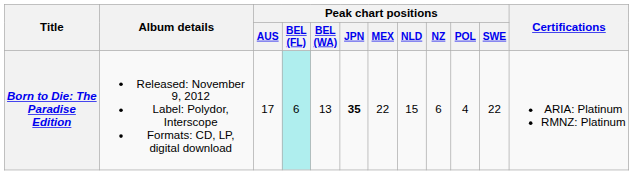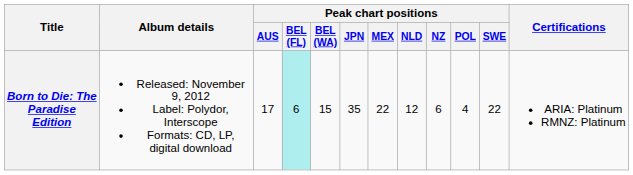(325, 110) 13 -> (325, 110) 15
(354, 110) bold -> (354, 110) normal
(412, 110) 15 -> (412, 110) 12
